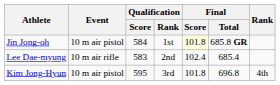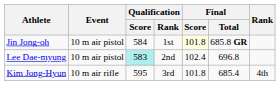(95, 58) 10 m air rifle -> (97, 58) 10 m air pistol
(140, 58) no background -> (140, 58) paleturquoise background
(229, 58) 685.4 -> (229, 58) 696.8
(97, 73) 10 m air pistol -> (95, 73) 10 m air rifle
(229, 73) 696.8 -> (229, 73) 685.4
